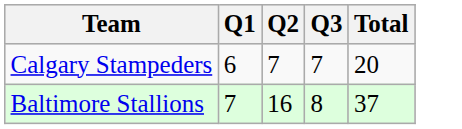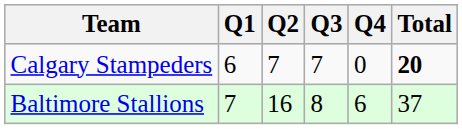+ column: (370, 24)
(366, 63) normal -> (410, 63) bold
